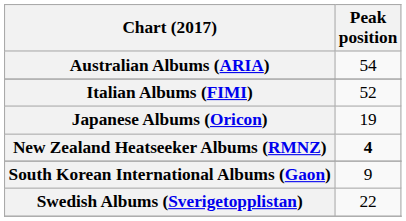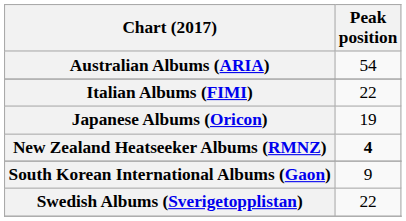(368, 92) 52 -> (368, 92) 22
